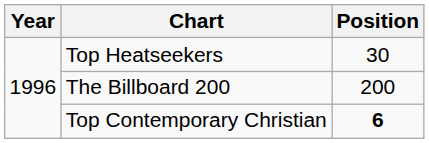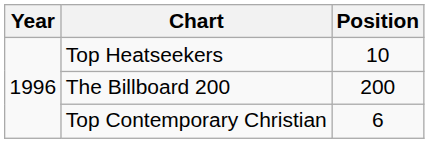(378, 54) 30 -> (378, 54) 10
(378, 120) bold -> (378, 120) normal
